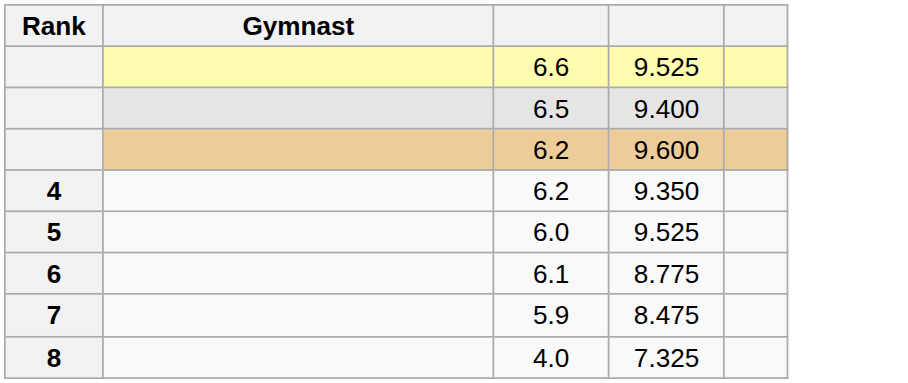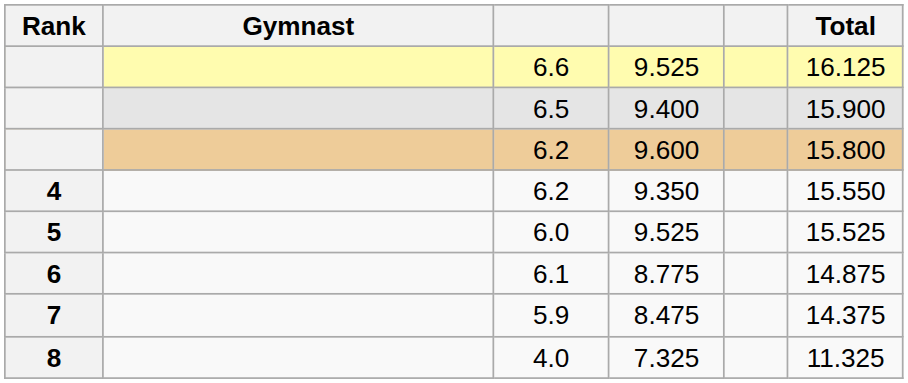+ column: (846, 26)
